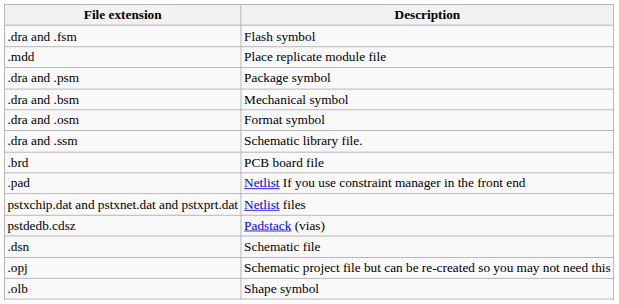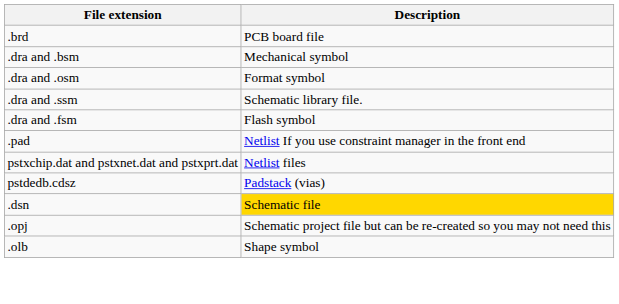rows swapped: (18, 162) <-> (42, 36)
- row: (21, 57)
- row: (43, 78)
(282, 246) no background -> (282, 204) gold background
